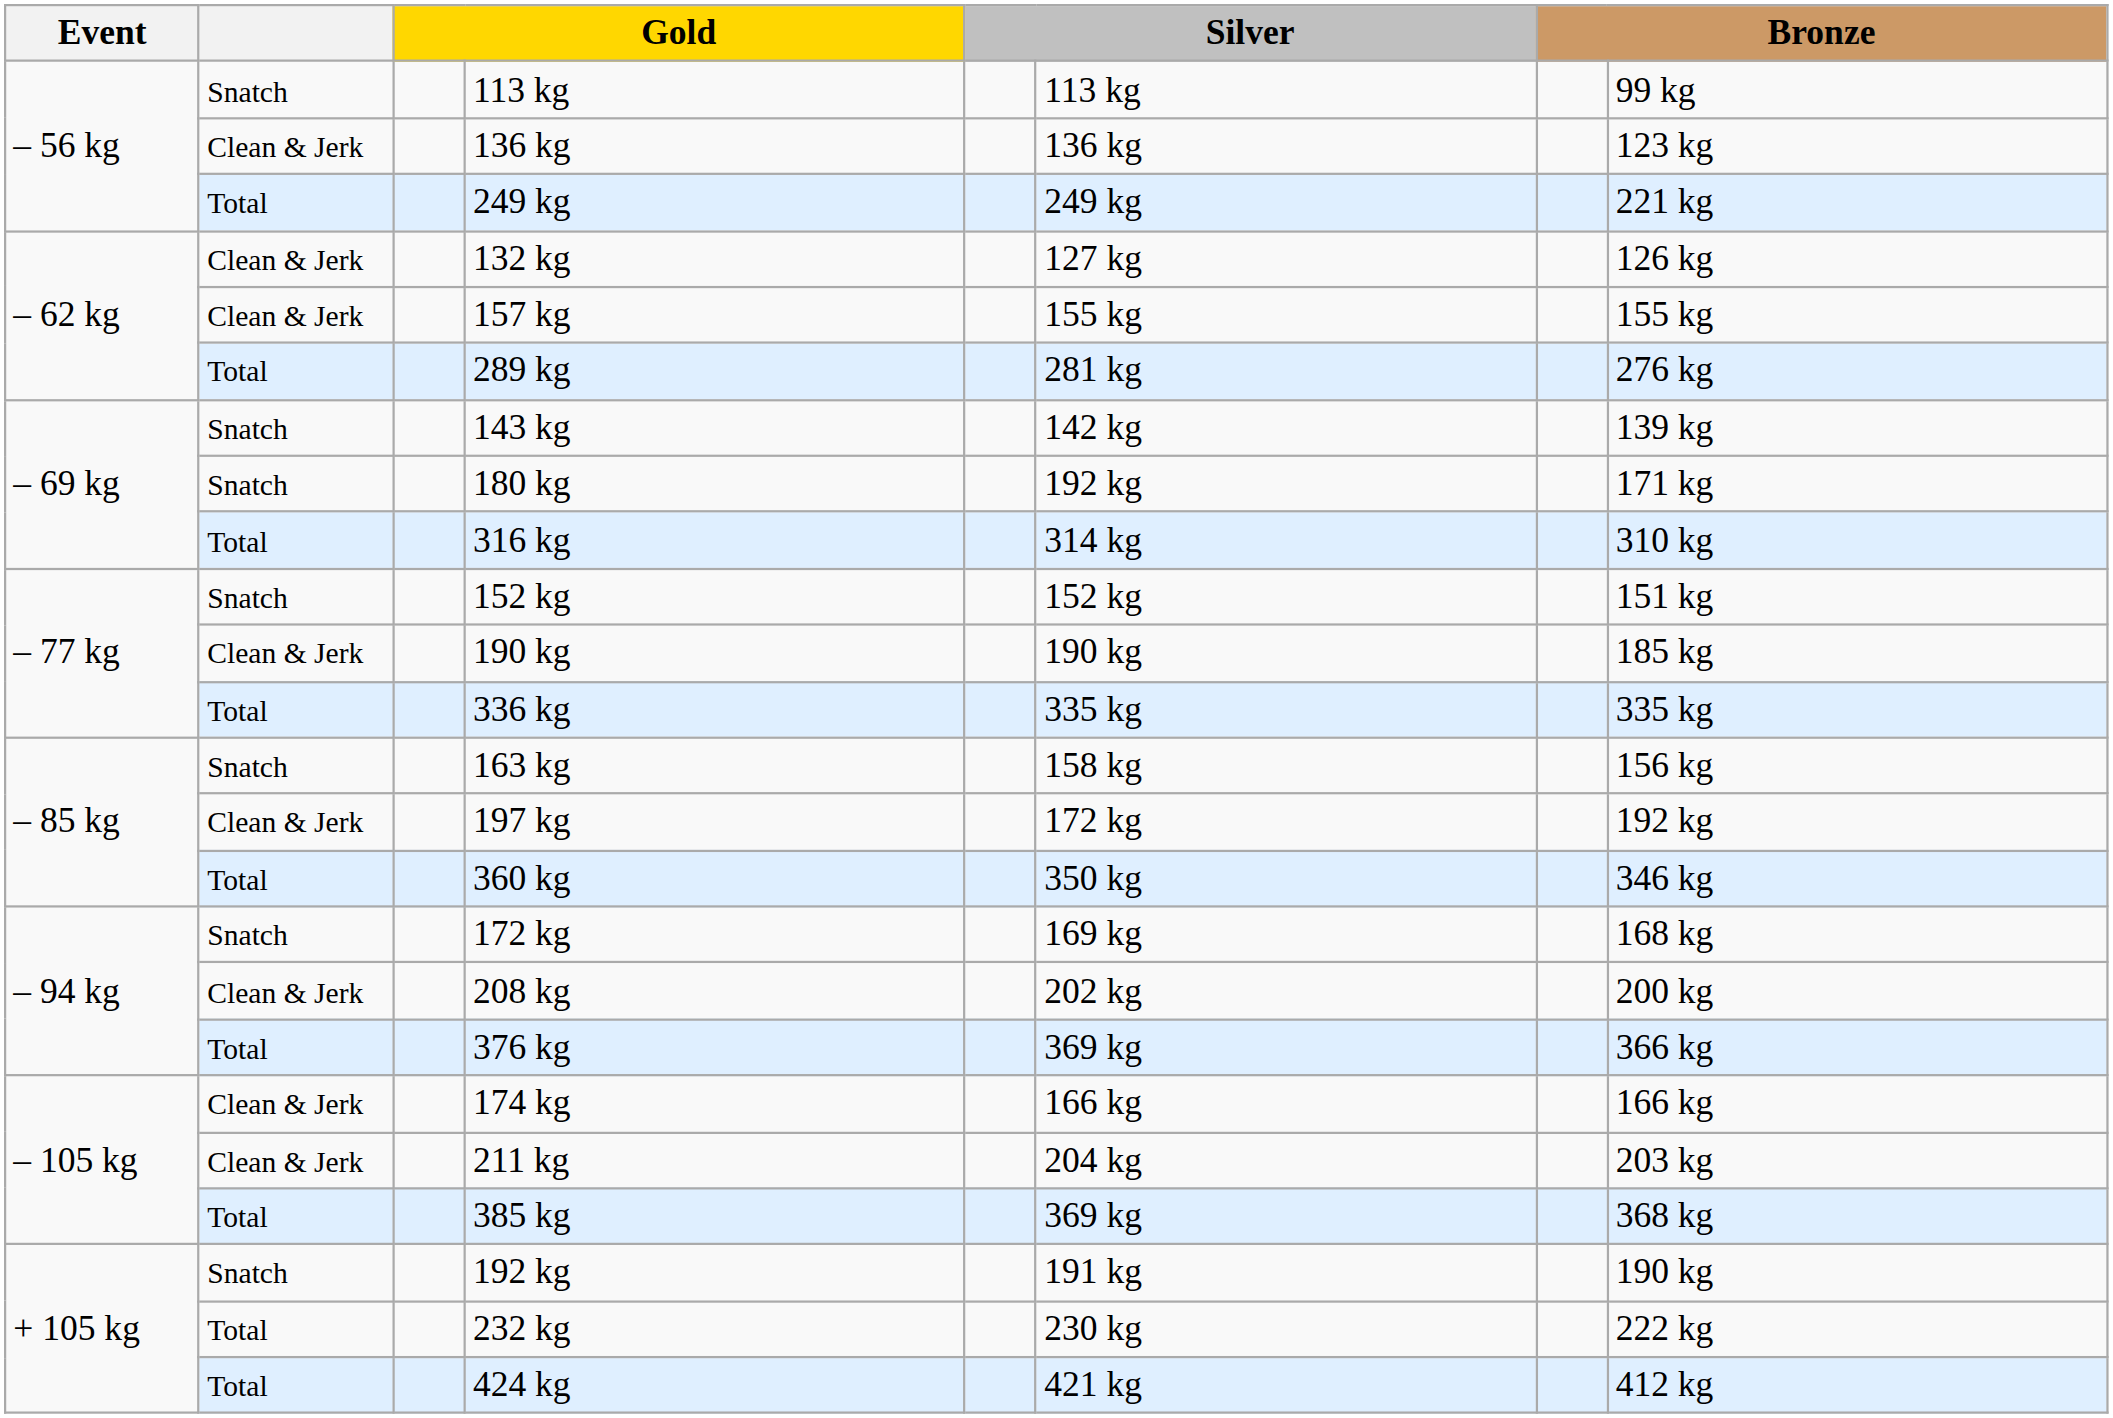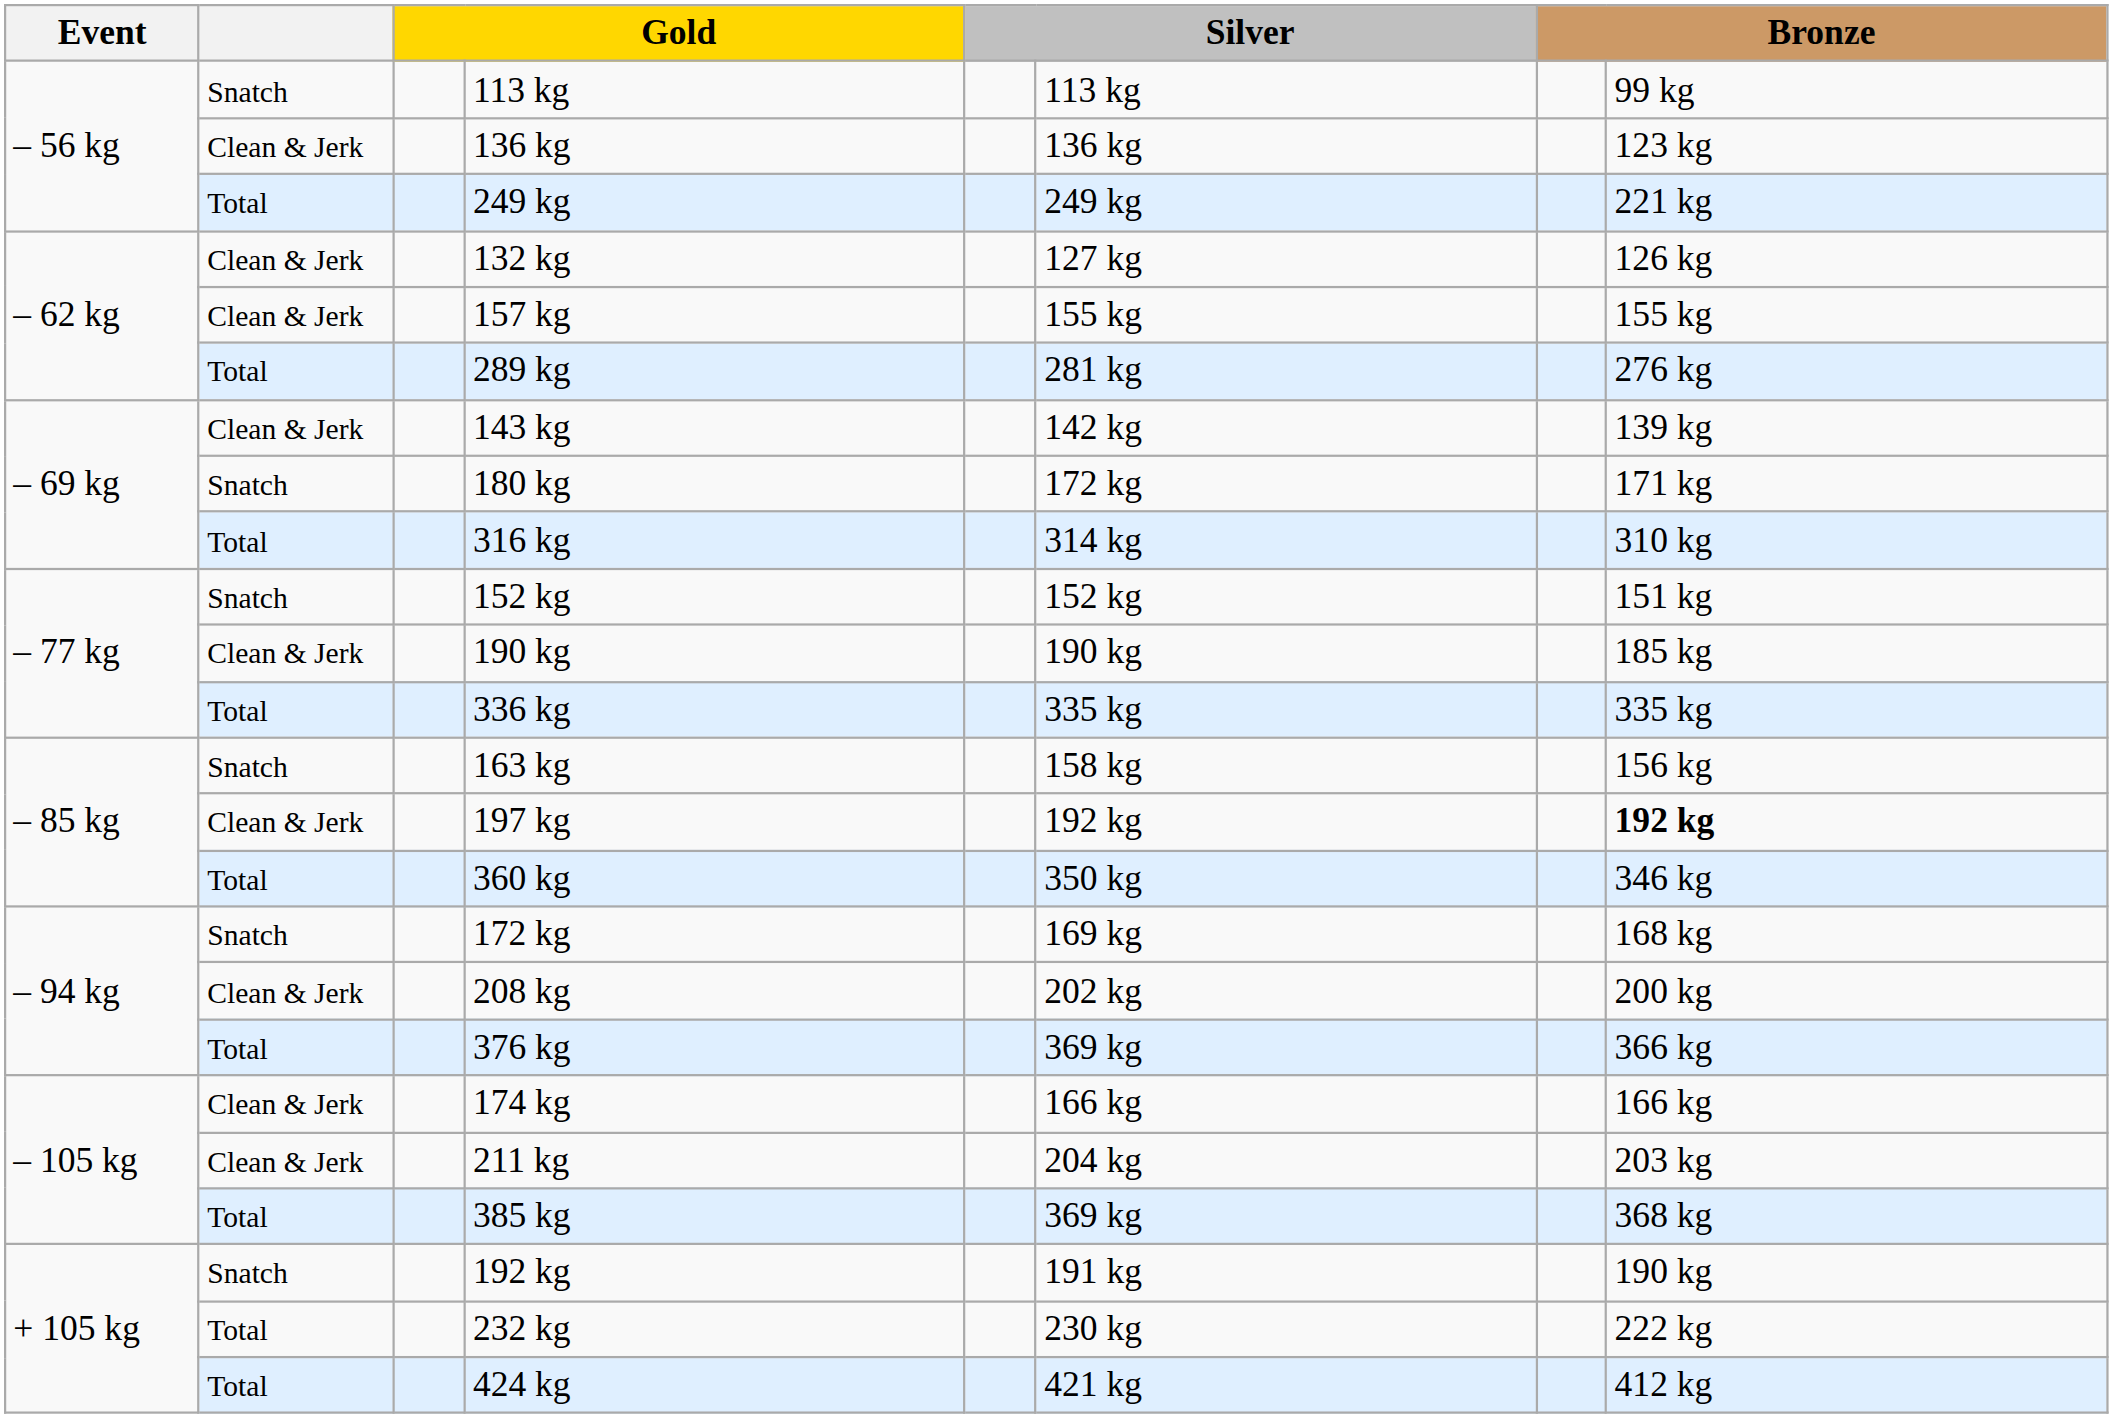(248, 429) Snatch -> (285, 429) Clean & Jerk
(1093, 483) 192 kg -> (1093, 483) 172 kg
(1093, 821) 172 kg -> (1093, 821) 192 kg
(1665, 821) normal -> (1664, 821) bold
